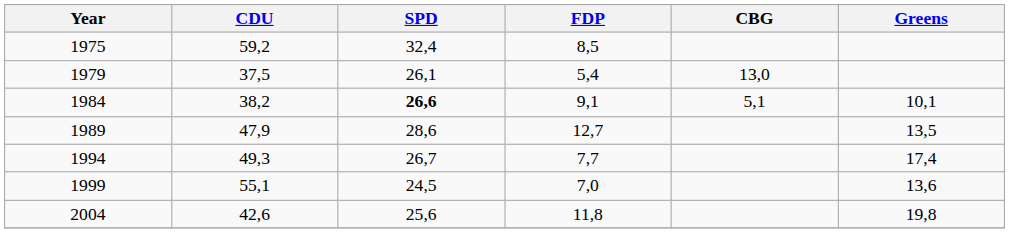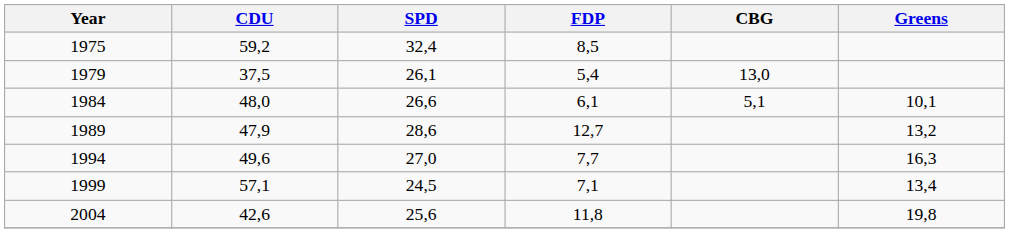(255, 102) 38,2 -> (255, 102) 48,0
(421, 102) bold -> (421, 102) normal
(588, 102) 9,1 -> (588, 102) 6,1
(921, 130) 13,5 -> (921, 130) 13,2
(255, 158) 49,3 -> (255, 158) 49,6
(421, 158) 26,7 -> (421, 158) 27,0
(921, 158) 17,4 -> (921, 158) 16,3
(255, 185) 55,1 -> (255, 185) 57,1
(588, 185) 7,0 -> (588, 185) 7,1
(921, 185) 13,6 -> (921, 185) 13,4
